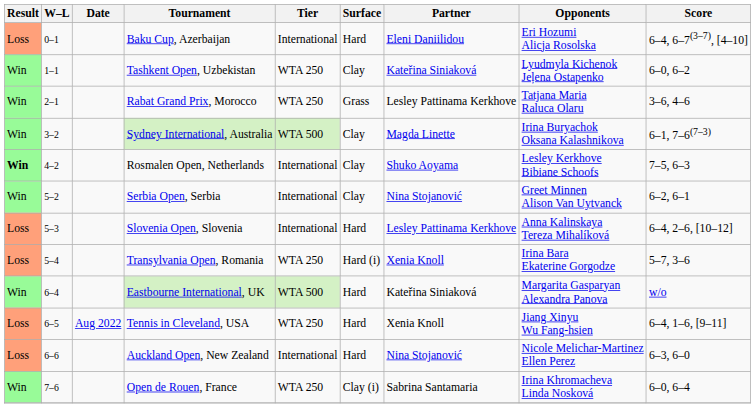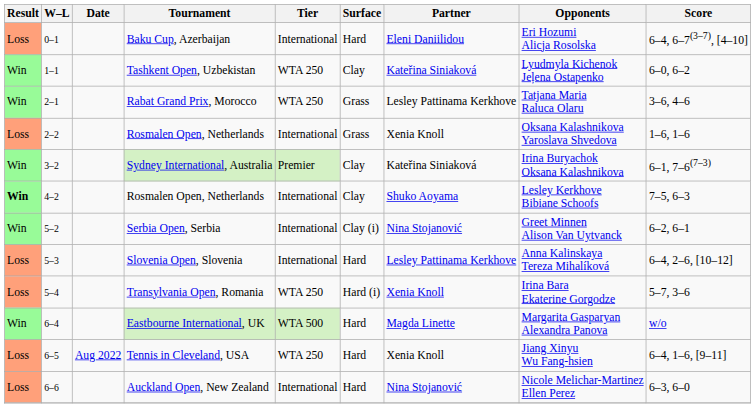+ row: (52, 134)
(300, 133) WTA 500 -> (296, 165) Premier
(421, 133) Magda Linette -> (431, 165) Kateřina Siniaková
(354, 197) Clay -> (361, 228) Clay (i)
(431, 292) Kateřina Siniaková -> (421, 323) Magda Linette
- row: (52, 387)
